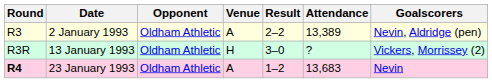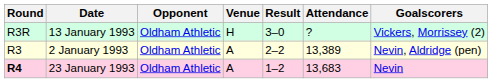rows swapped: (89, 31) <-> (92, 50)
